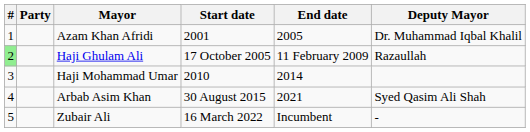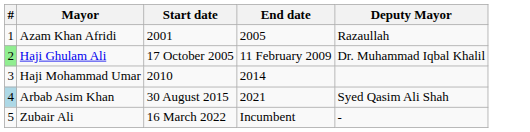- column: (35, 14)
(448, 35) Dr. Muhammad Iqbal Khalil -> (363, 35) Razaullah
(400, 55) Razaullah -> (411, 55) Dr. Muhammad Iqbal Khalil
(11, 96) no background -> (11, 96) lightblue background
